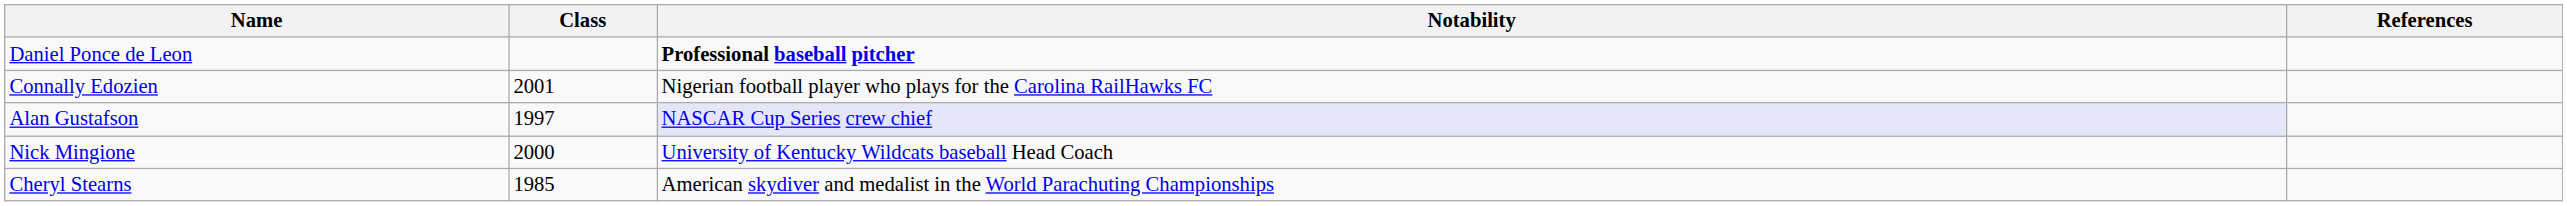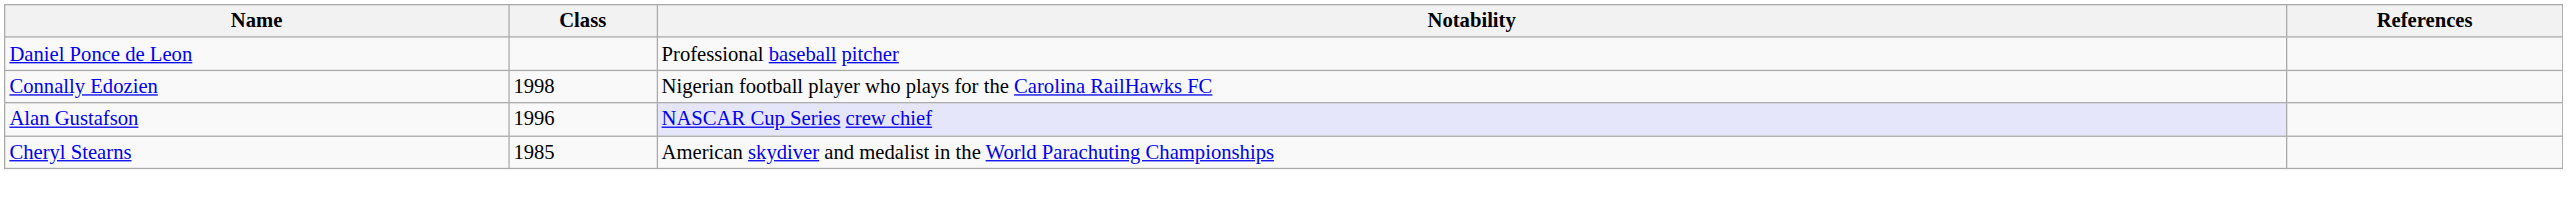(788, 53) bold -> (780, 53) normal
(534, 86) 2001 -> (534, 86) 1998
(534, 119) 1997 -> (534, 119) 1996
- row: (72, 151)
